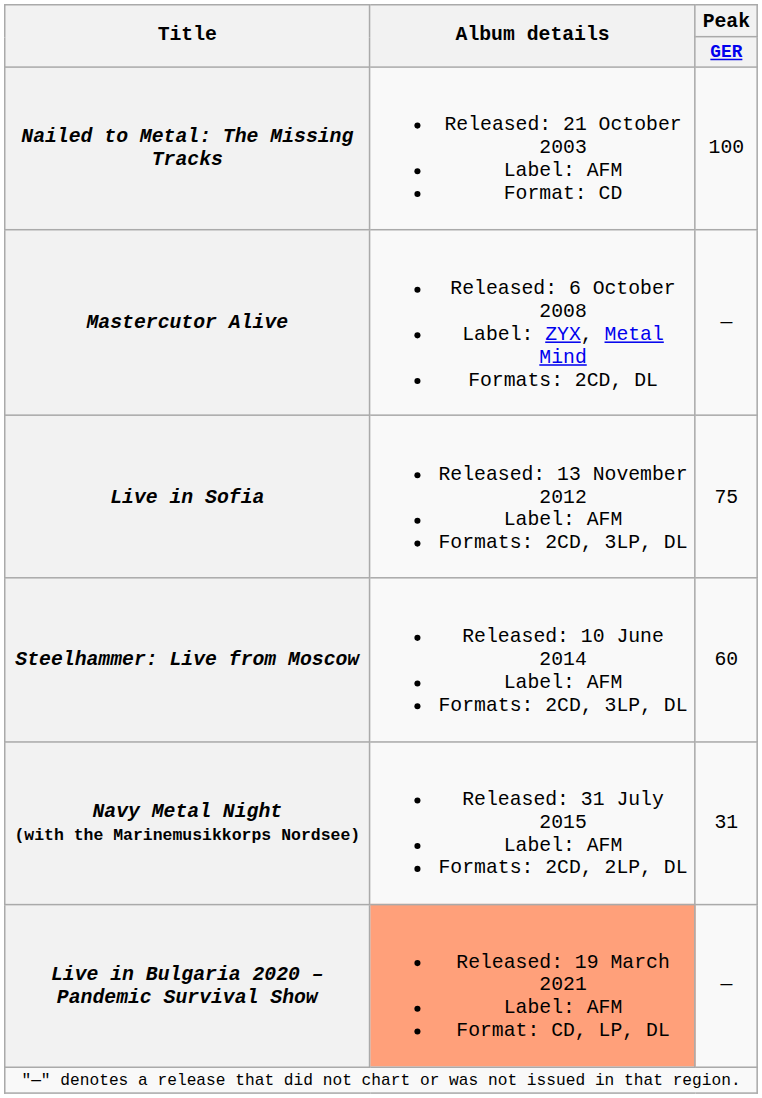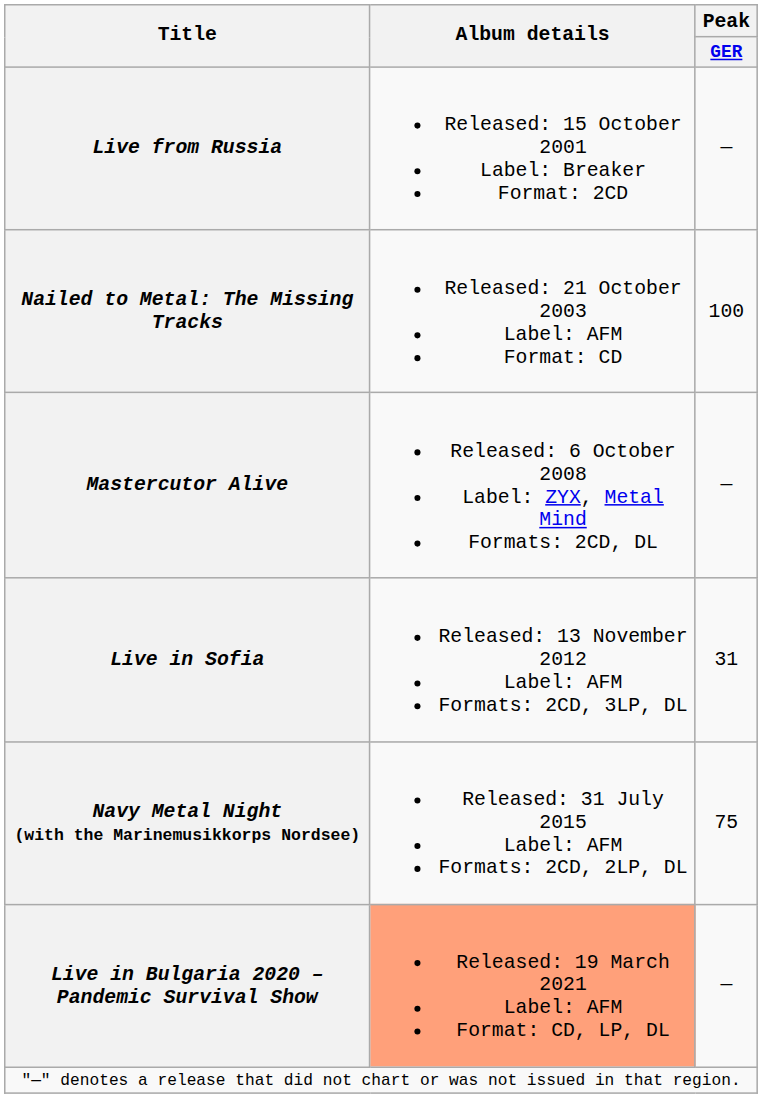+ row: (187, 148)
(726, 497) 75 -> (726, 660) 31
- row: (187, 660)
(726, 823) 31 -> (726, 823) 75
